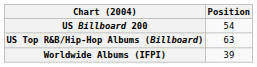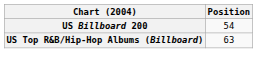- row: (105, 55)
